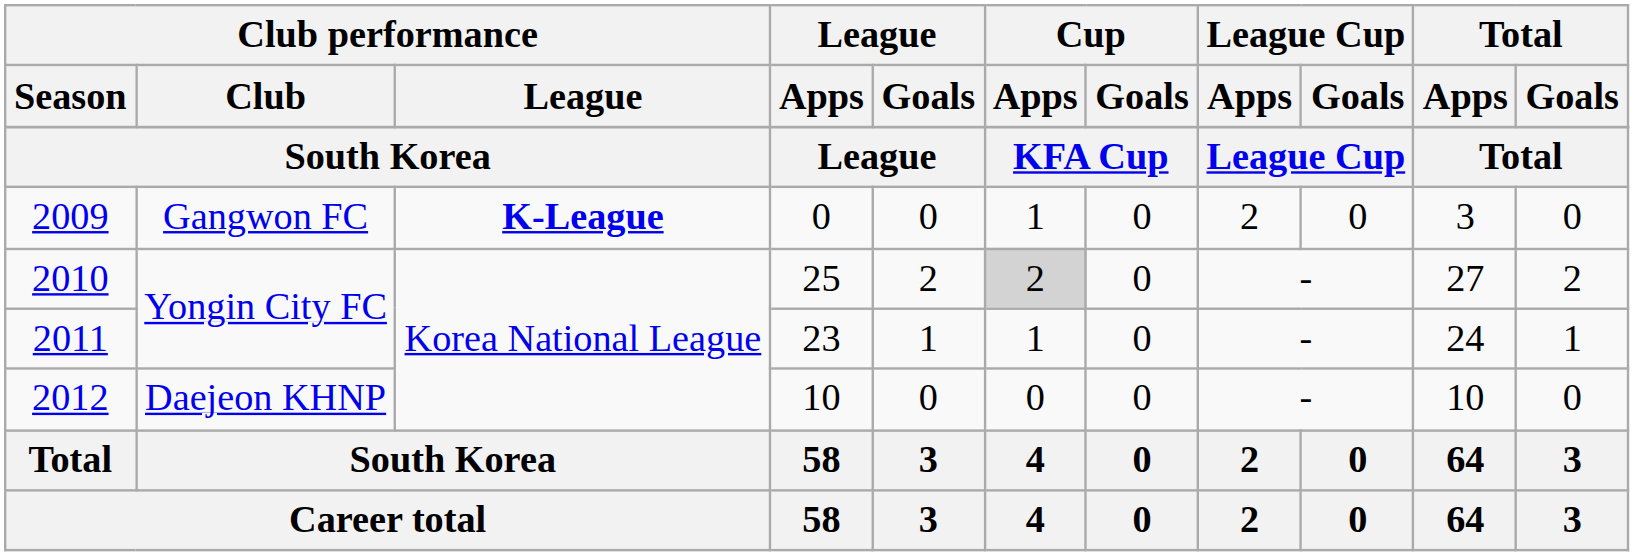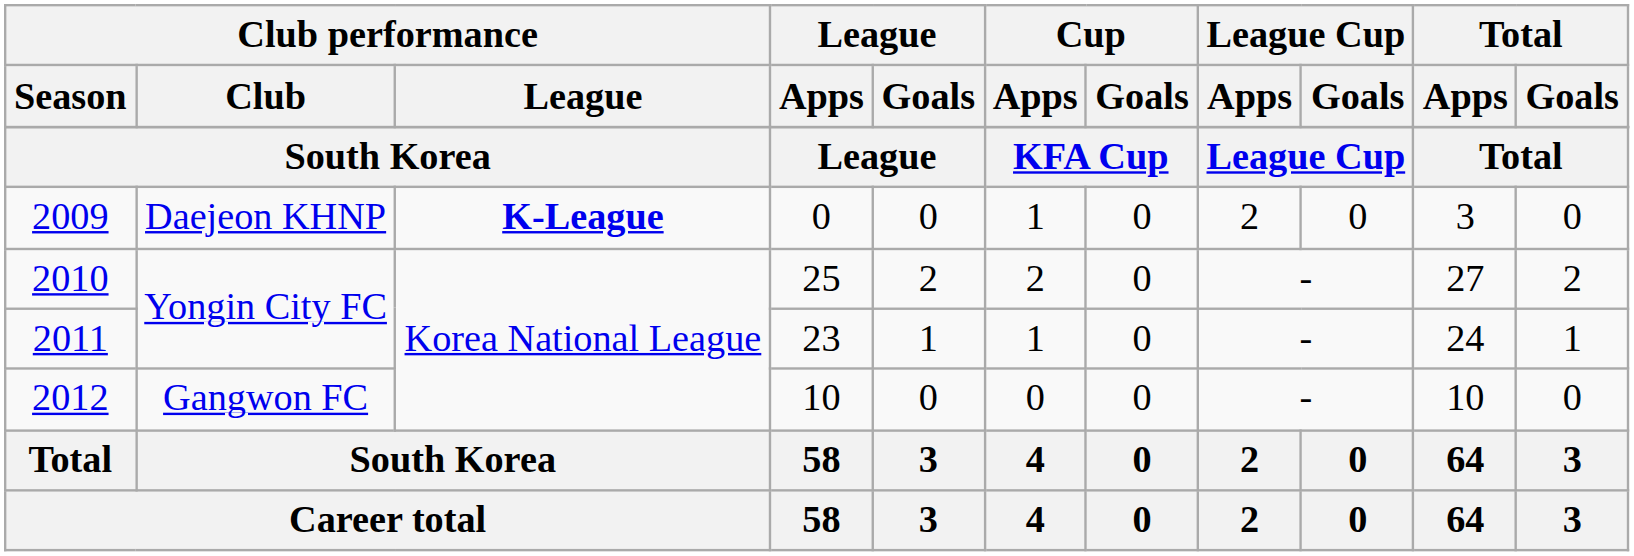(266, 216) Gangwon FC -> (266, 216) Daejeon KHNP
(1035, 277) lightgrey background -> (1035, 277) no background
(266, 398) Daejeon KHNP -> (266, 398) Gangwon FC
